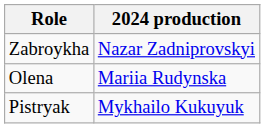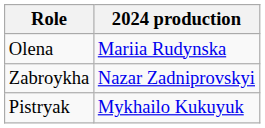rows swapped: (49, 48) <-> (31, 78)
